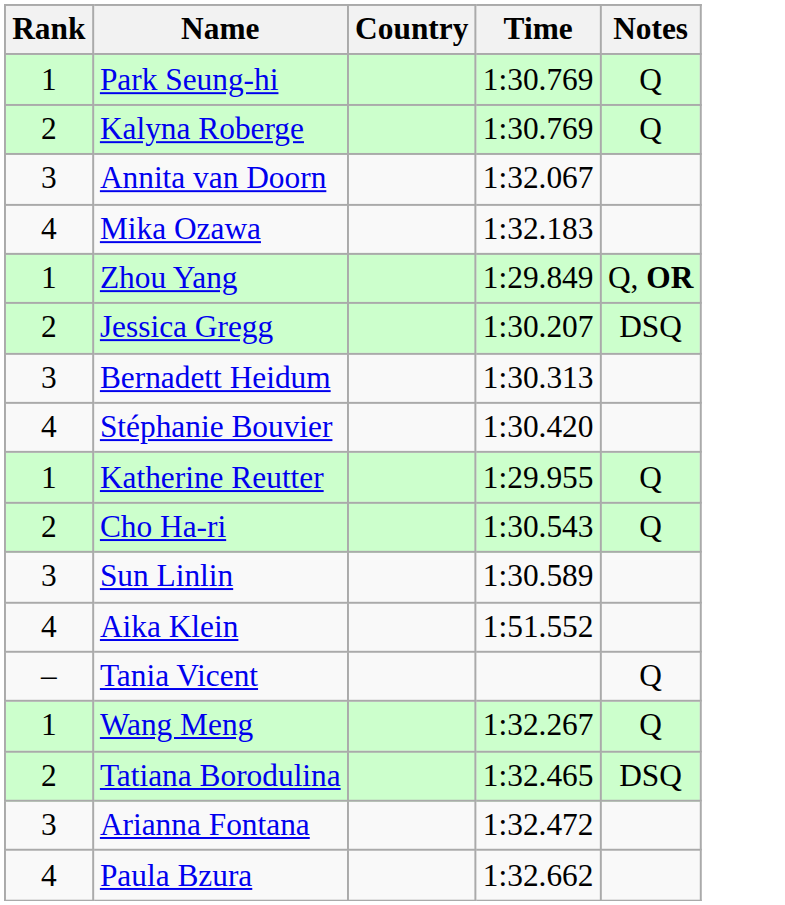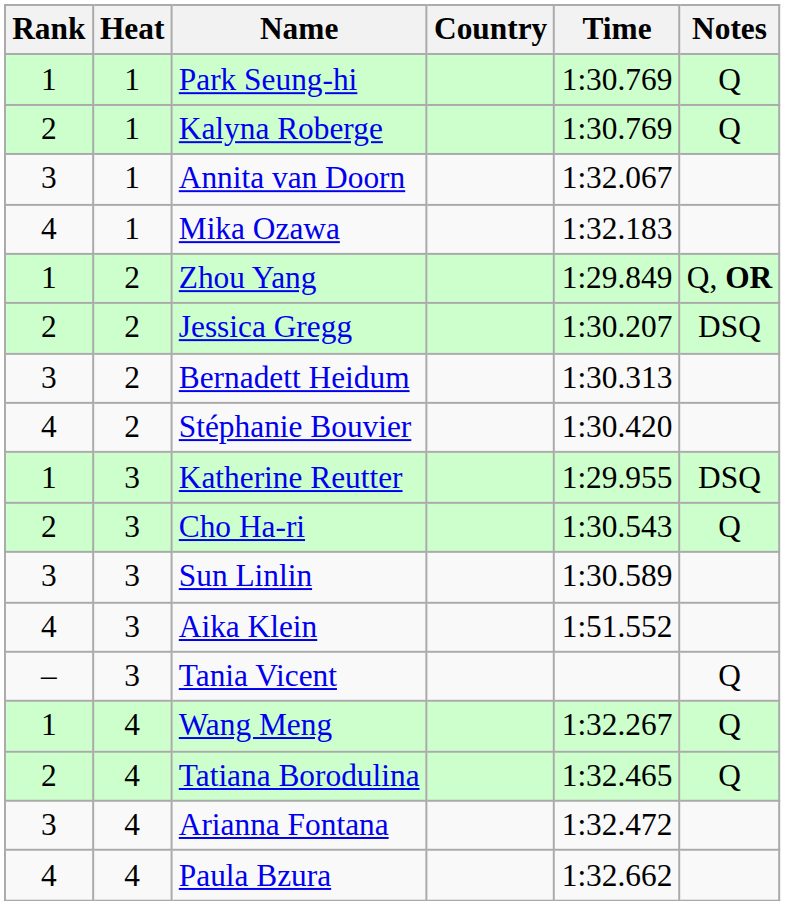+ column: (132, 29)
(651, 476) Q -> (729, 476) DSQ
(651, 775) DSQ -> (730, 775) Q
